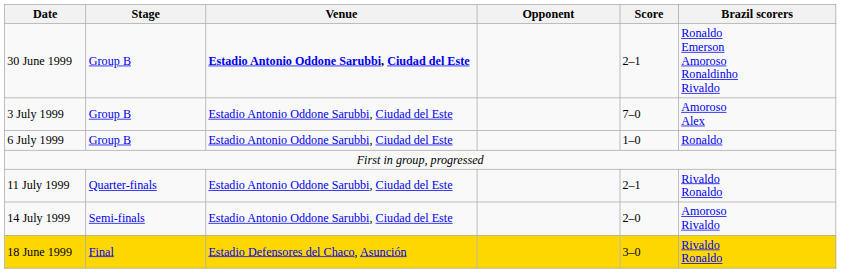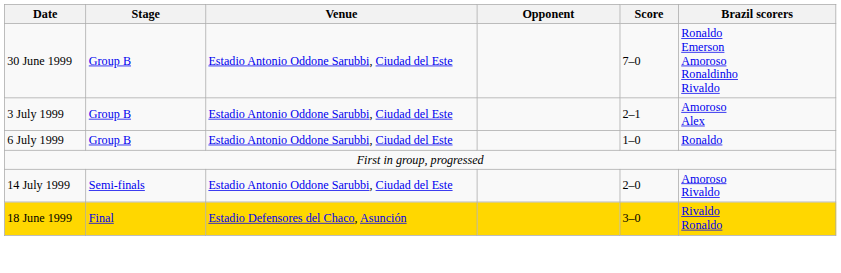(339, 60) bold -> (330, 60) normal
(632, 60) 2–1 -> (632, 60) 7–0
(632, 114) 7–0 -> (632, 114) 2–1
- row: (38, 185)
